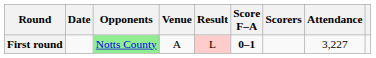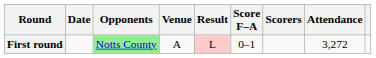(247, 44) bold -> (247, 44) normal
(335, 44) 3,227 -> (335, 44) 3,272
